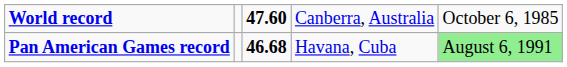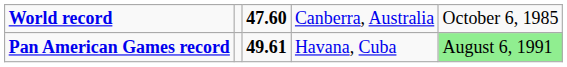(266, 47) 46.68 -> (266, 47) 49.61
